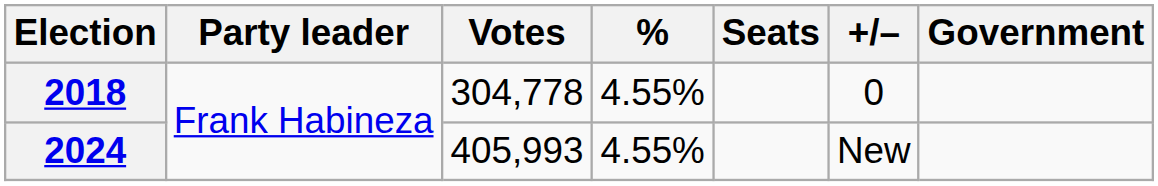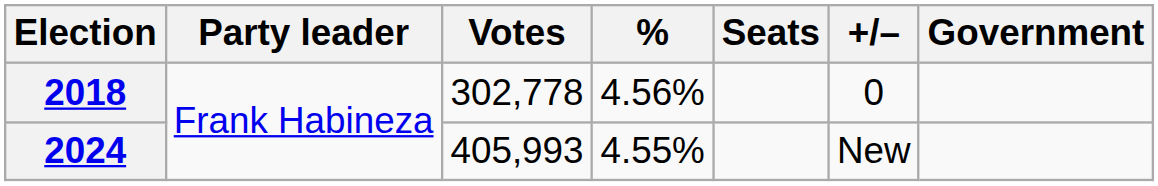(517, 92) 304,778 -> (517, 92) 302,778
(653, 92) 4.55% -> (653, 92) 4.56%
